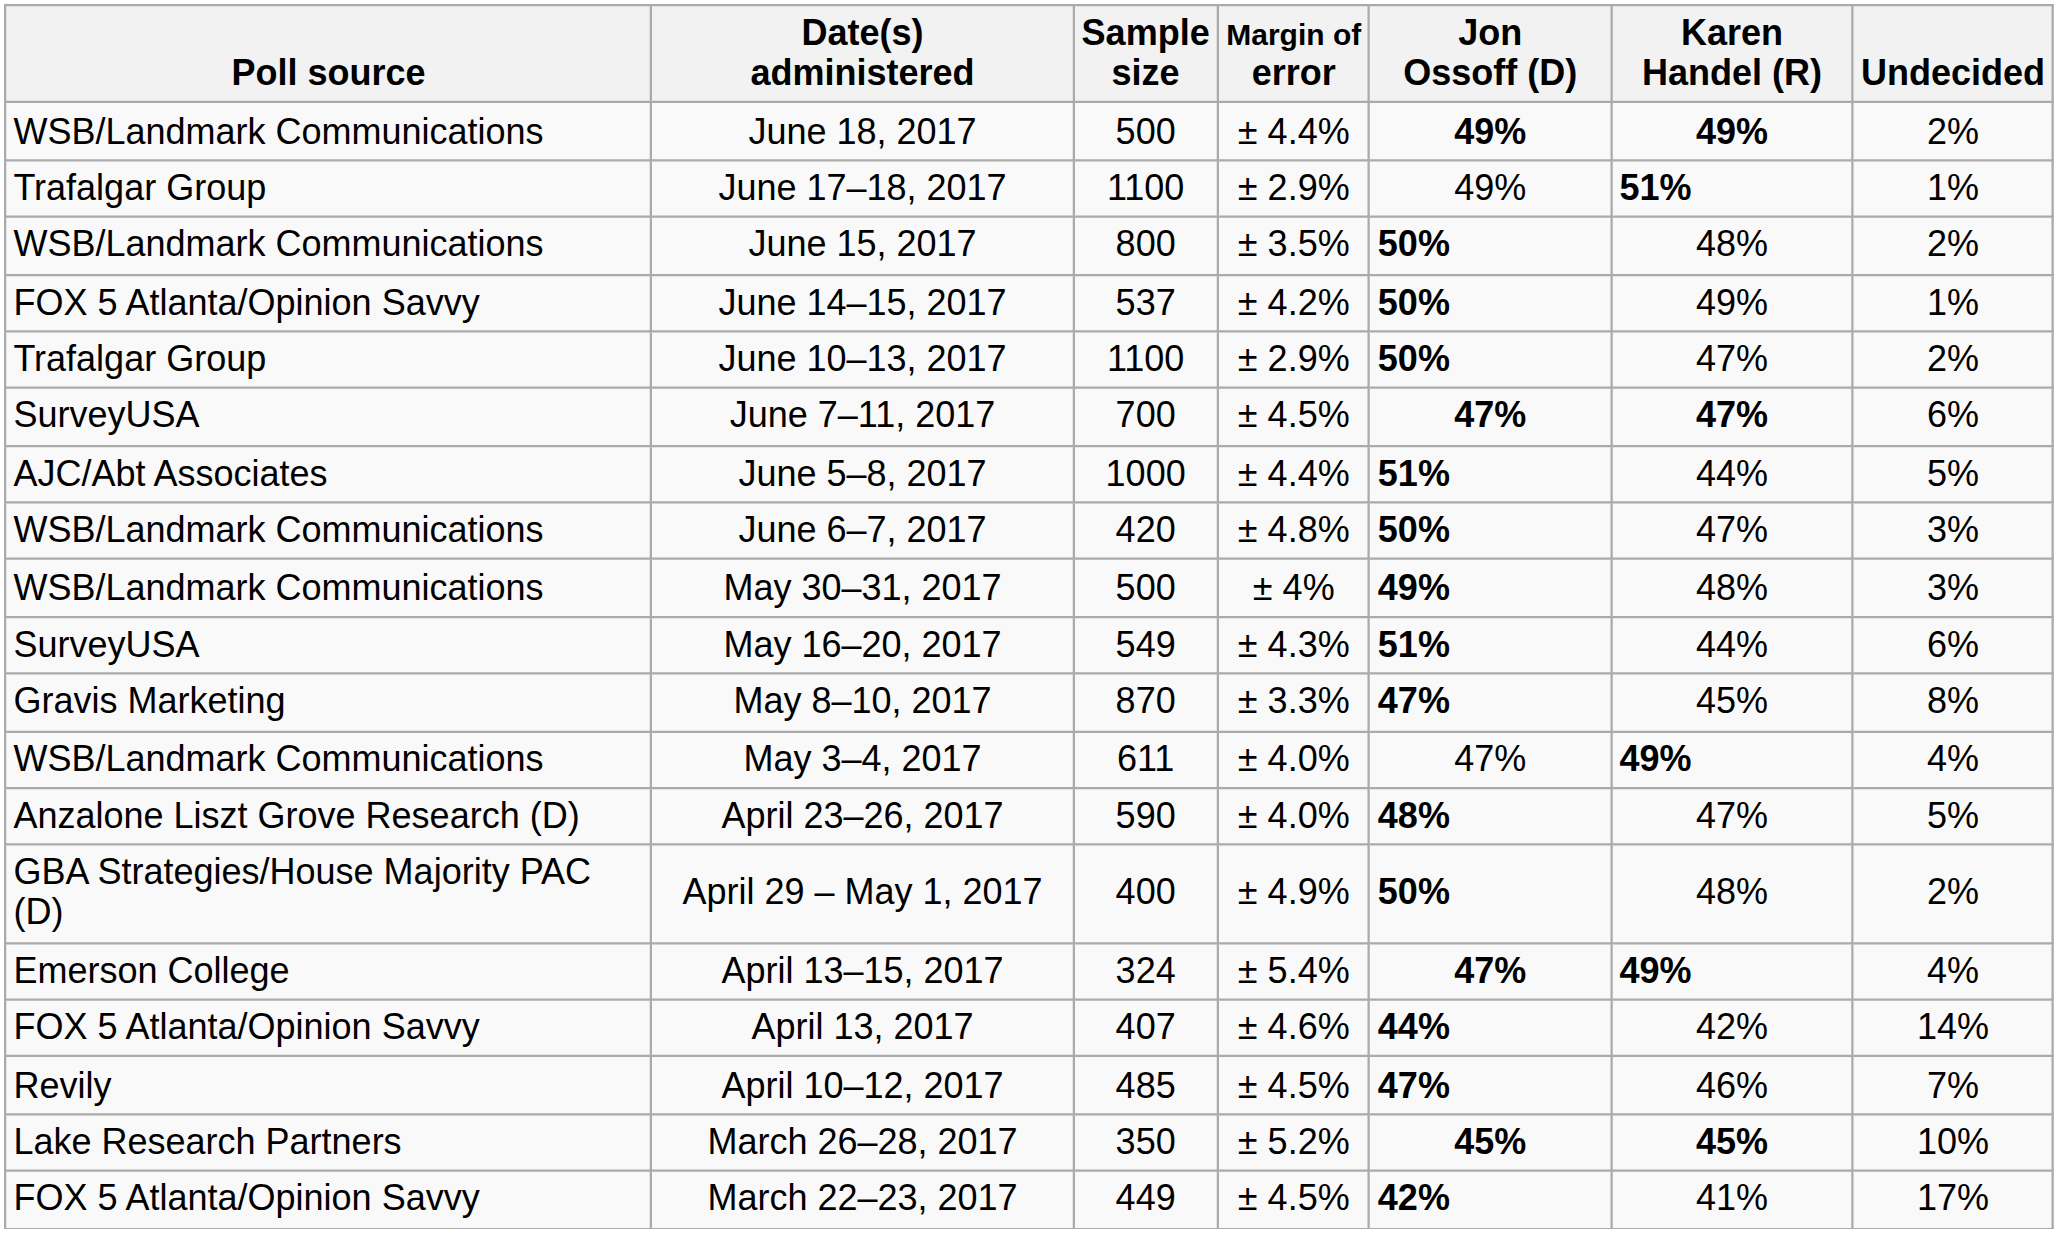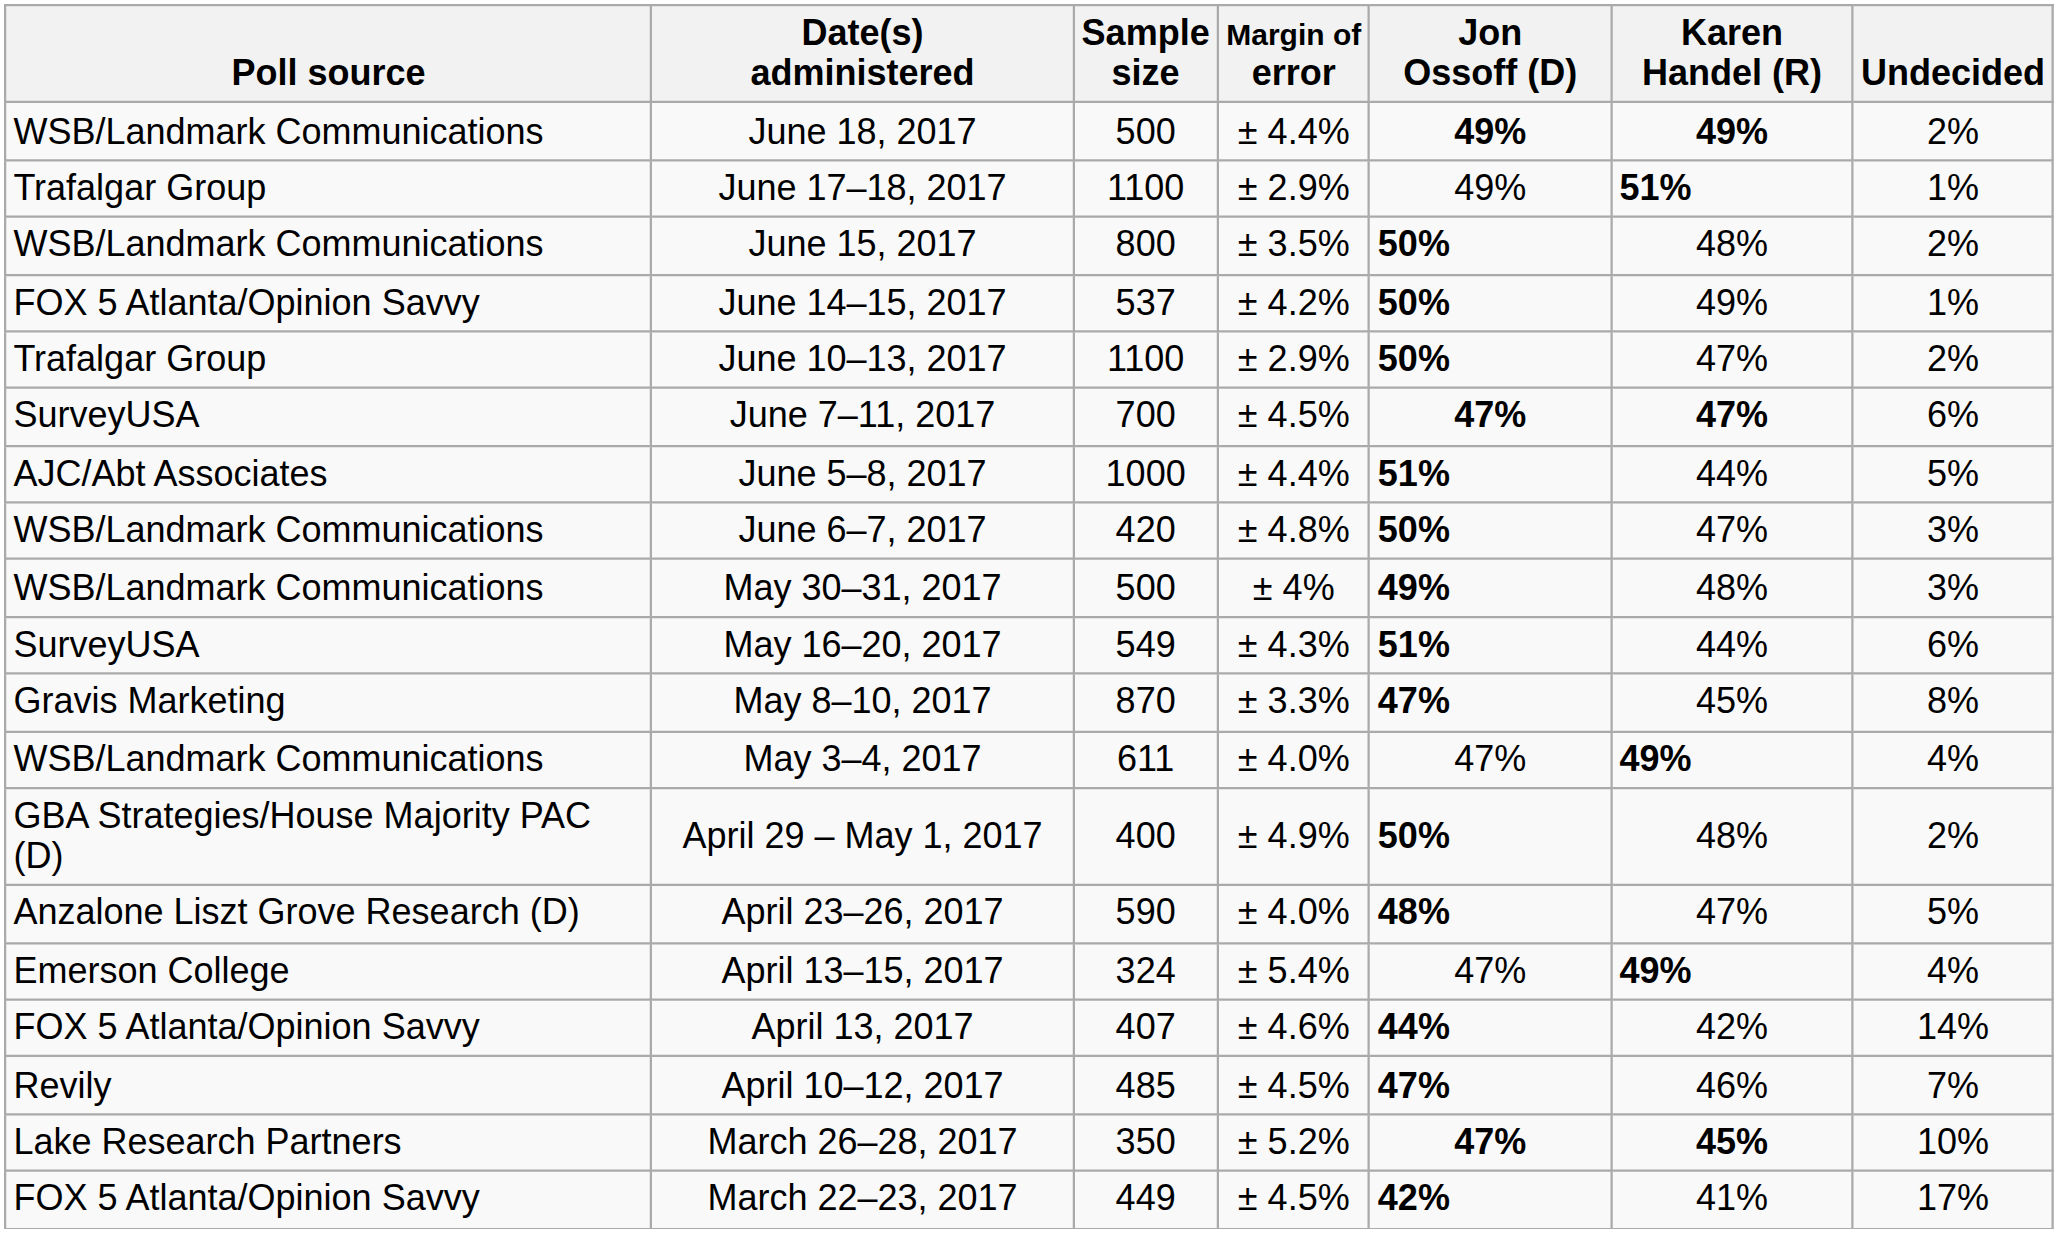rows swapped: (863, 893) <-> (863, 815)
(1490, 970) bold -> (1490, 970) normal
(1490, 1141) 45% -> (1490, 1141) 47%
